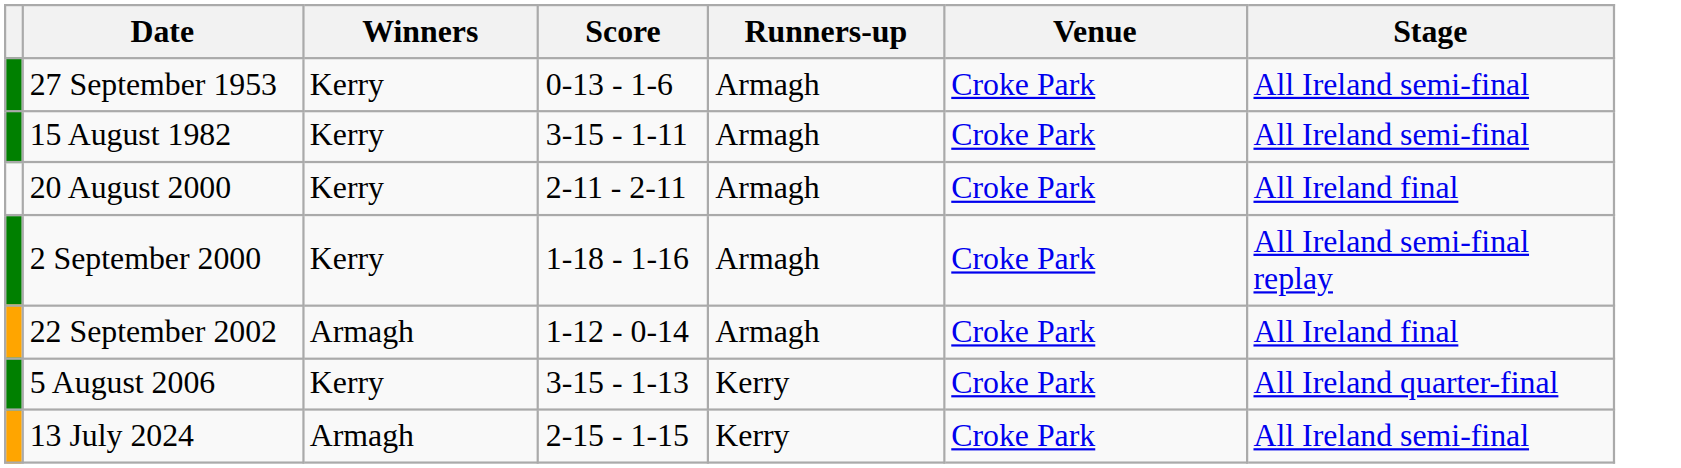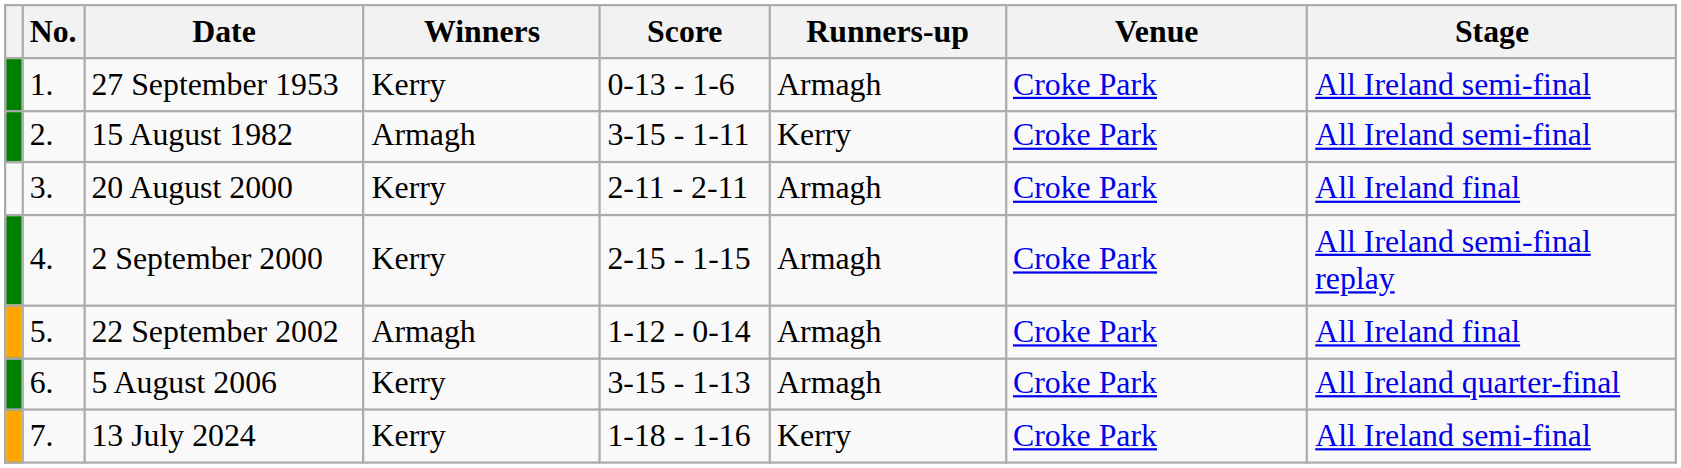+ column: (53, 31)
(347, 136) Kerry -> (424, 136) Armagh
(767, 136) Armagh -> (814, 136) Kerry
(617, 259) 1-18 - 1-16 -> (679, 259) 2-15 - 1-15
(752, 383) Kerry -> (829, 383) Armagh
(362, 436) Armagh -> (409, 436) Kerry
(617, 436) 2-15 - 1-15 -> (679, 436) 1-18 - 1-16
